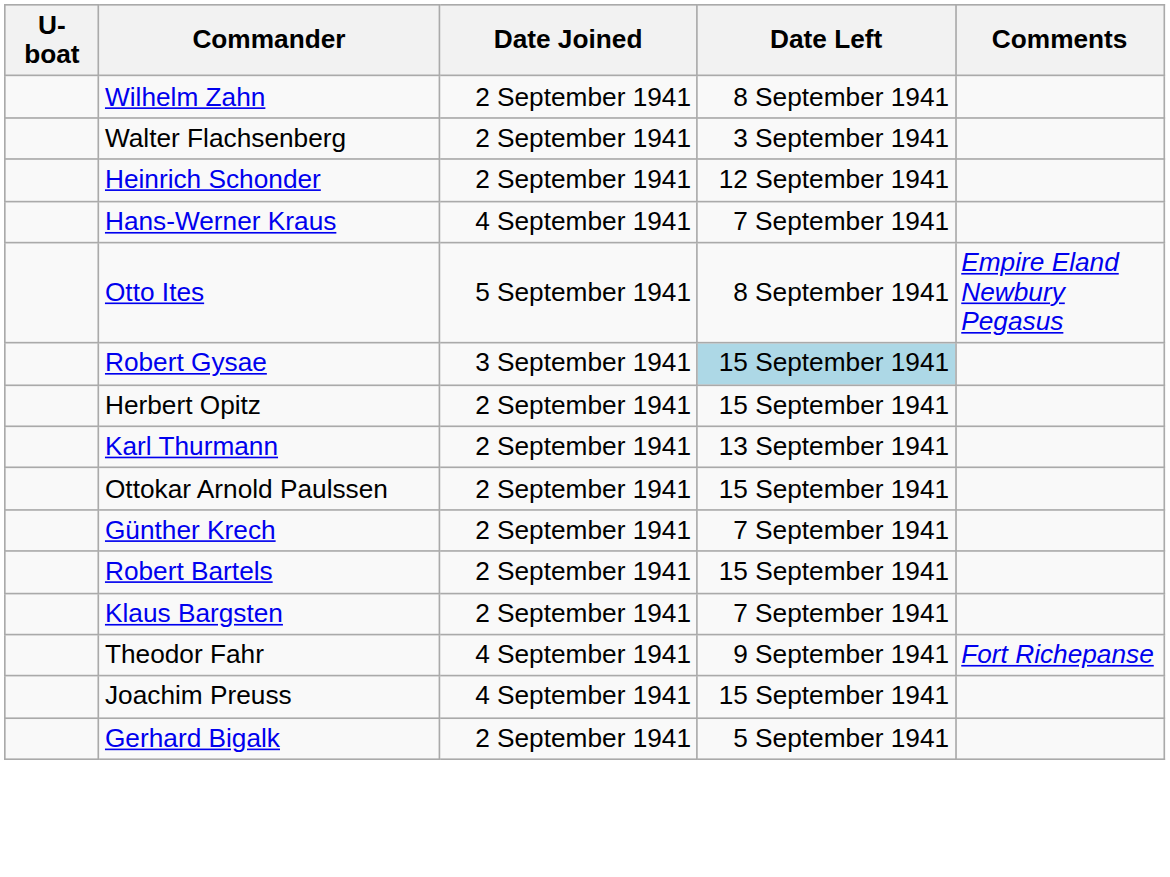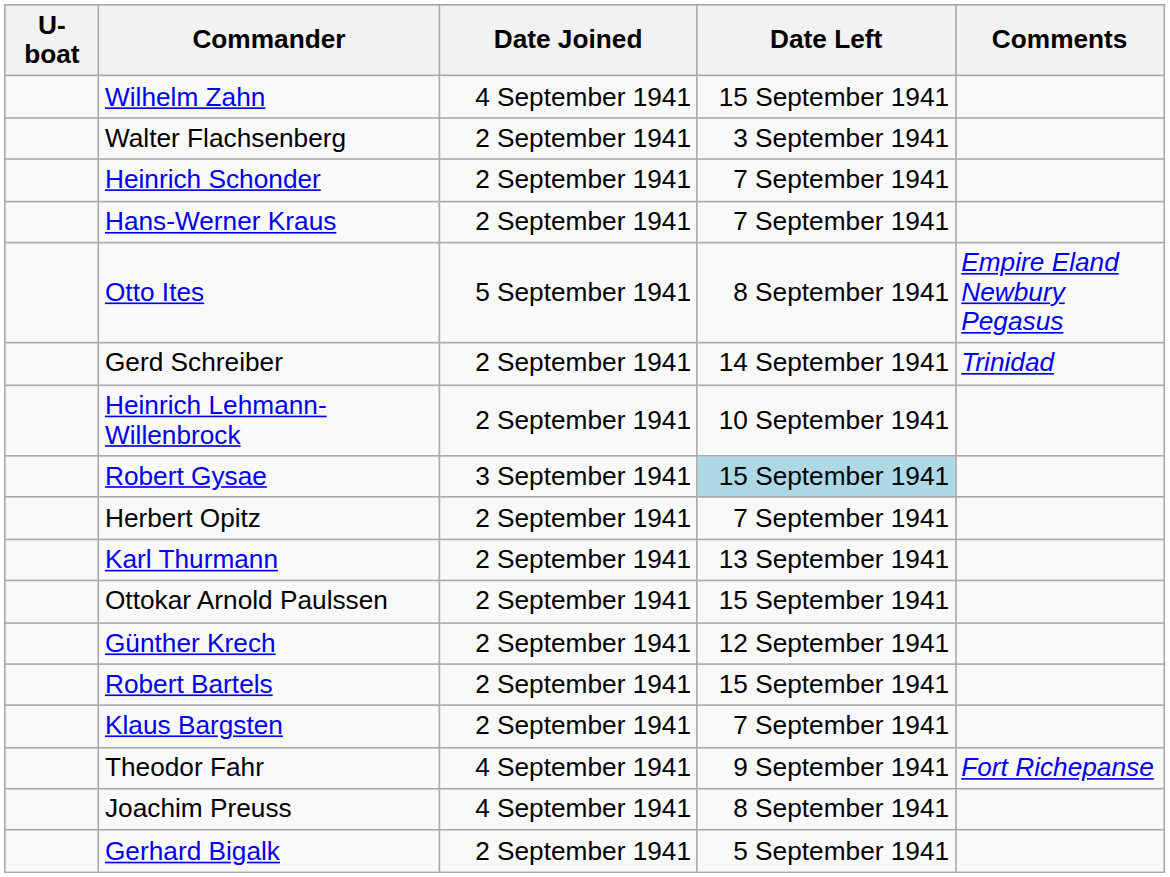(583, 96) 2 September 1941 -> (583, 96) 4 September 1941
(841, 96) 8 September 1941 -> (834, 96) 15 September 1941
(834, 179) 12 September 1941 -> (841, 179) 7 September 1941
(583, 221) 4 September 1941 -> (583, 221) 2 September 1941
+ row: (194, 363)
+ row: (216, 419)
(834, 405) 15 September 1941 -> (841, 517) 7 September 1941
(841, 530) 7 September 1941 -> (834, 642) 12 September 1941
(834, 696) 15 September 1941 -> (841, 809) 8 September 1941
